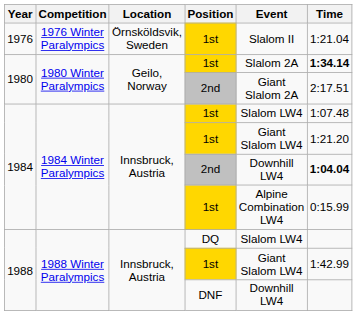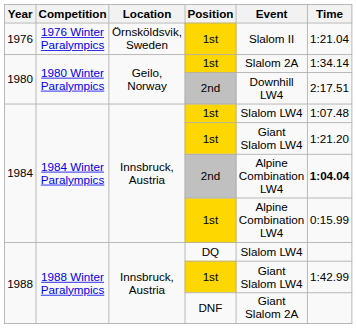(330, 64) bold -> (330, 64) normal
(272, 89) Giant Slalom 2A -> (272, 89) Downhill LW4
(272, 170) Downhill LW4 -> (272, 176) Alpine Combination LW4
(272, 295) Downhill LW4 -> (272, 308) Giant Slalom 2A
